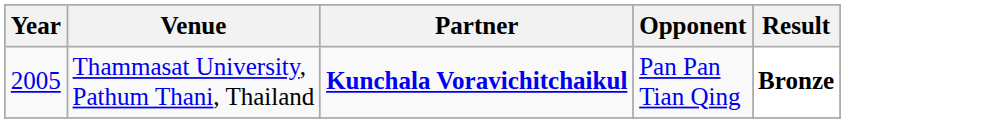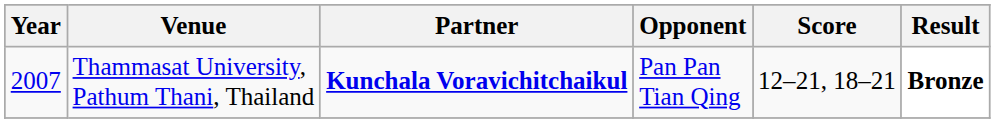+ column: (827, 25)
(36, 81) 2005 -> (36, 81) 2007
